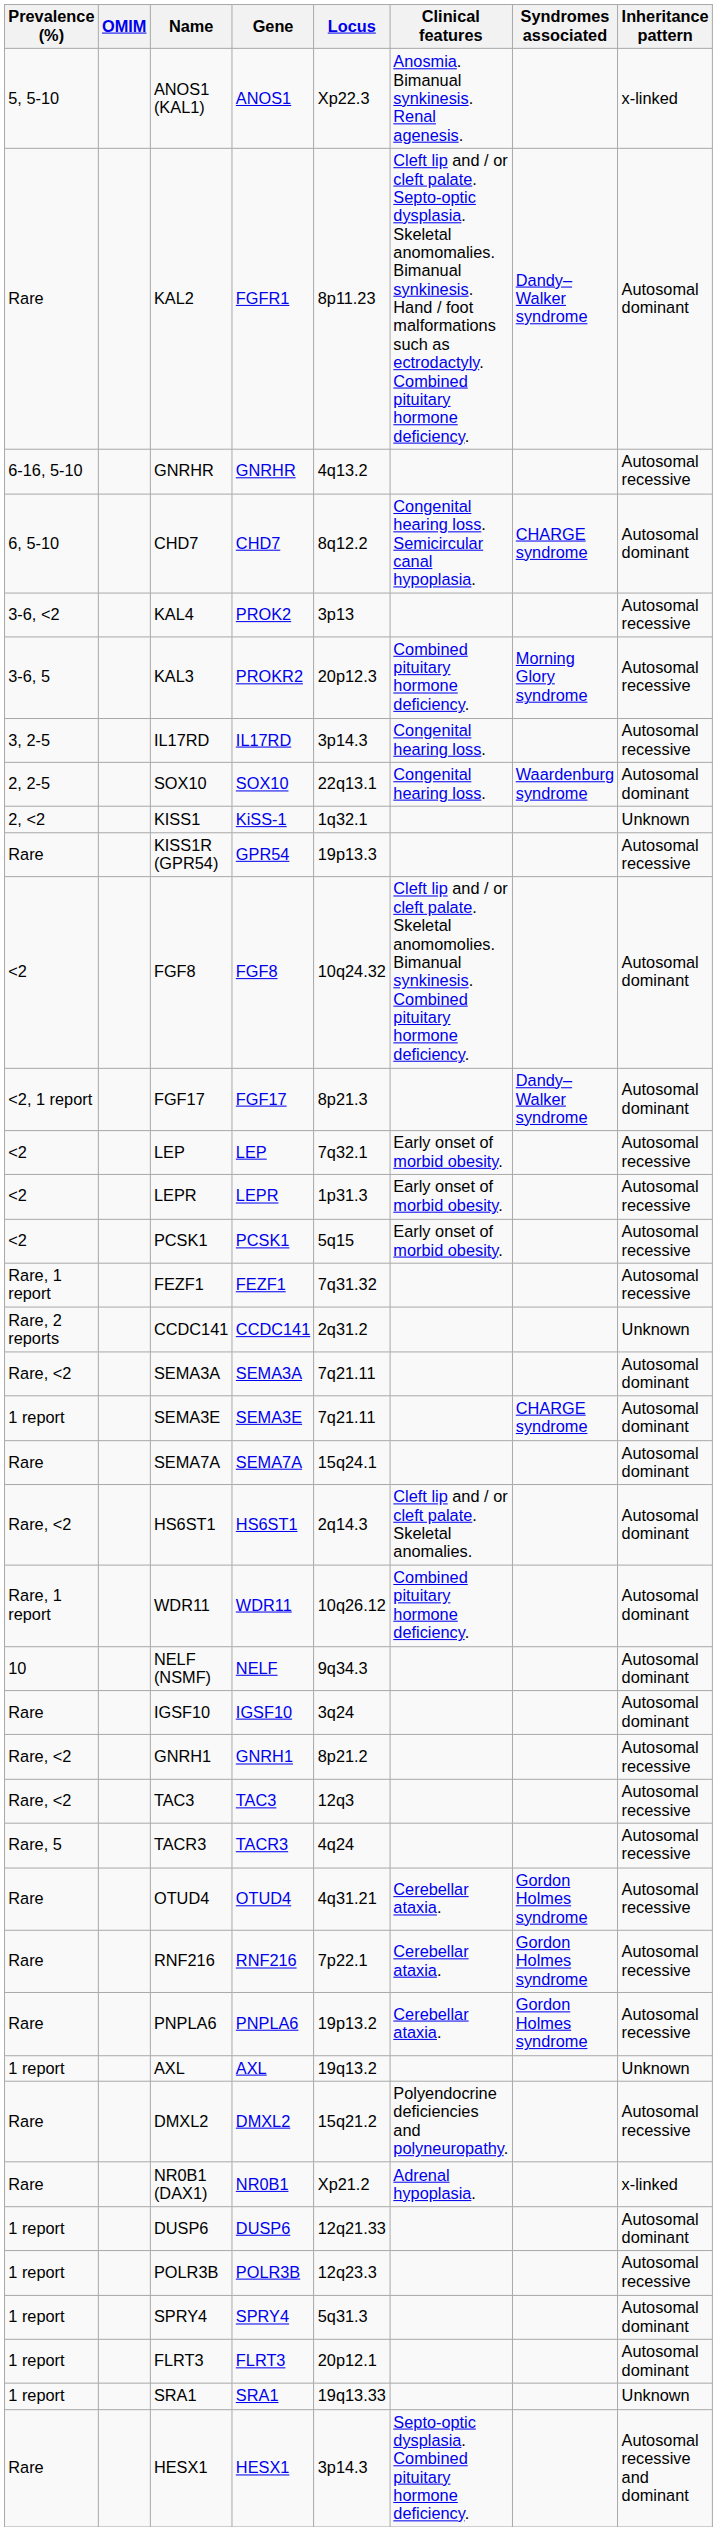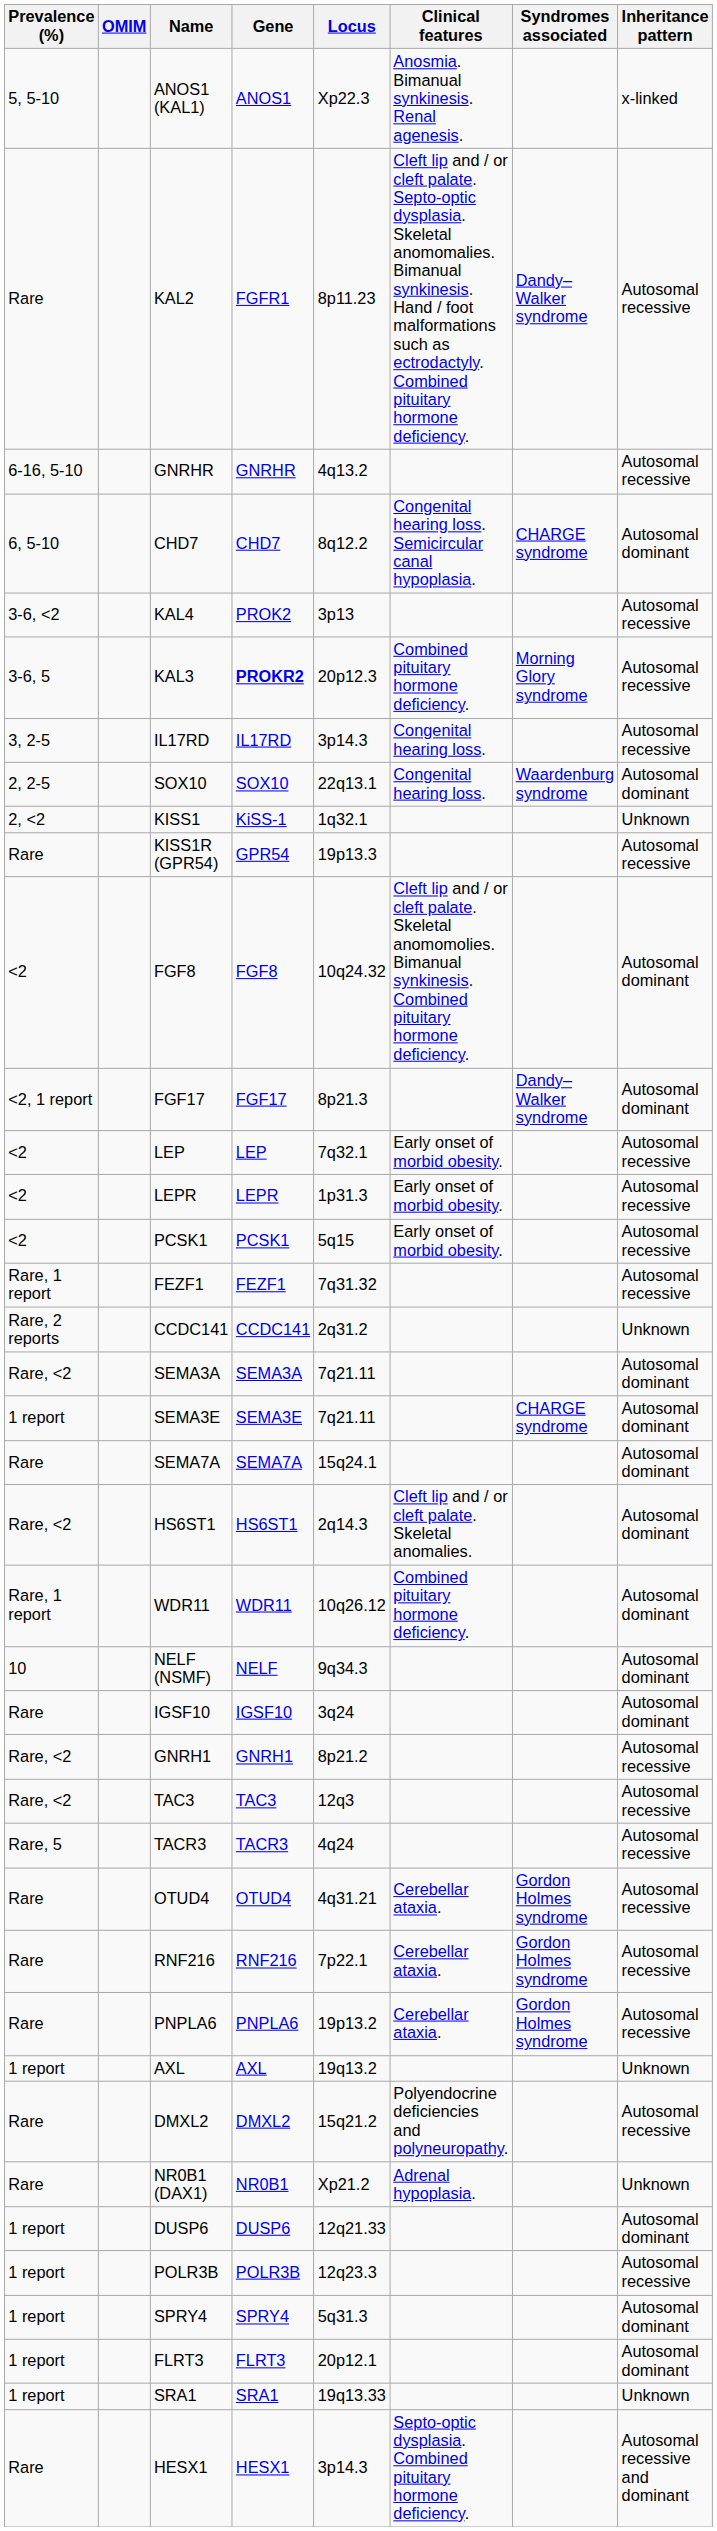(660, 298) Autosomal dominant -> (660, 298) Autosomal recessive
(269, 677) normal -> (270, 677) bold
(650, 2184) x-linked -> (656, 2184) Unknown
